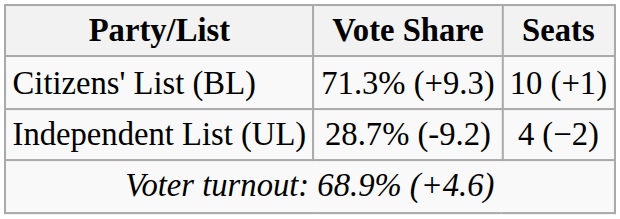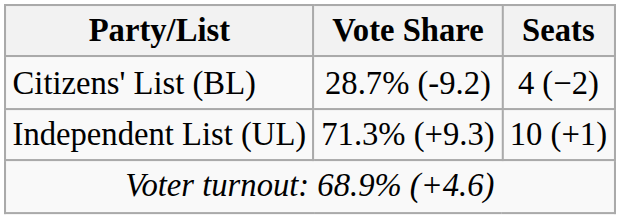(408, 82) 71.3% (+9.3) -> (408, 82) 28.7% (-9.2)
(558, 82) 10 (+1) -> (558, 82) 4 (−2)
(408, 133) 28.7% (-9.2) -> (408, 133) 71.3% (+9.3)
(558, 133) 4 (−2) -> (558, 133) 10 (+1)
